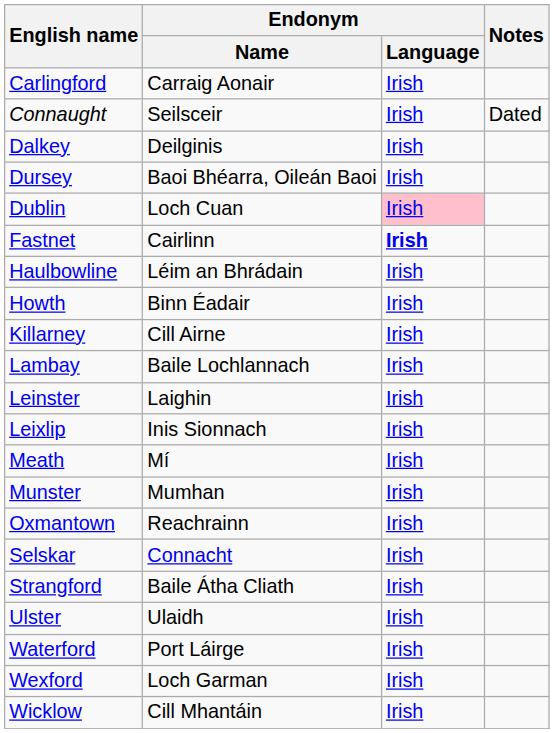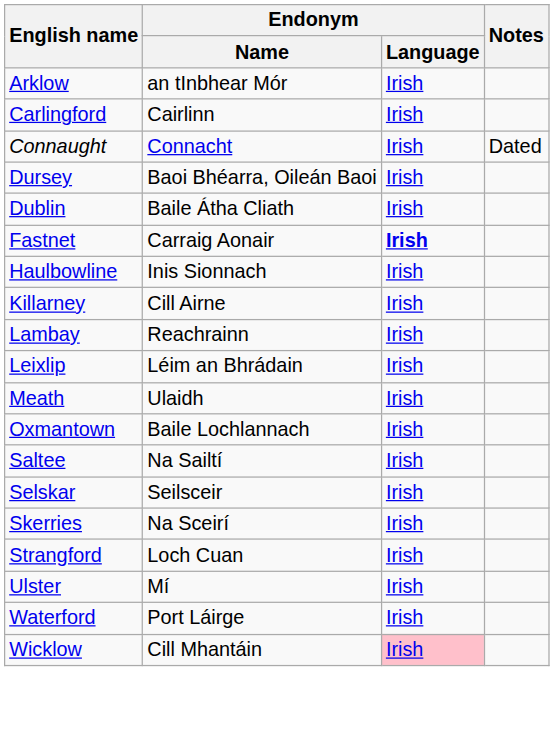+ row: (39, 83)
(211, 83) Carraig Aonair -> (181, 114) Cairlinn
(185, 114) Seilsceir -> (190, 146) Connacht
- row: (40, 146)
(195, 209) Loch Cuan -> (221, 209) Baile Átha Cliath
(405, 209) pink background -> (405, 209) no background
(181, 240) Cairlinn -> (211, 240) Carraig Aonair
(225, 271) Léim an Bhrádain -> (207, 271) Inis Sionnach
- row: (37, 303)
(228, 366) Baile Lochlannach -> (198, 334) Reachrainn
- row: (44, 397)
(207, 429) Inis Sionnach -> (225, 366) Léim an Bhrádain
(158, 460) Mí -> (175, 397) Ulaidh
- row: (45, 492)
(198, 523) Reachrainn -> (228, 429) Baile Lochlannach
+ row: (37, 460)
(190, 555) Connacht -> (185, 492) Seilsceir
+ row: (46, 523)
(221, 586) Baile Átha Cliath -> (195, 555) Loch Cuan
(175, 618) Ulaidh -> (158, 586) Mí
- row: (46, 680)
(405, 712) no background -> (405, 649) pink background
